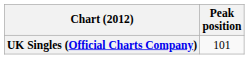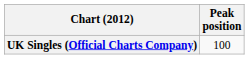(222, 44) 101 -> (222, 44) 100
